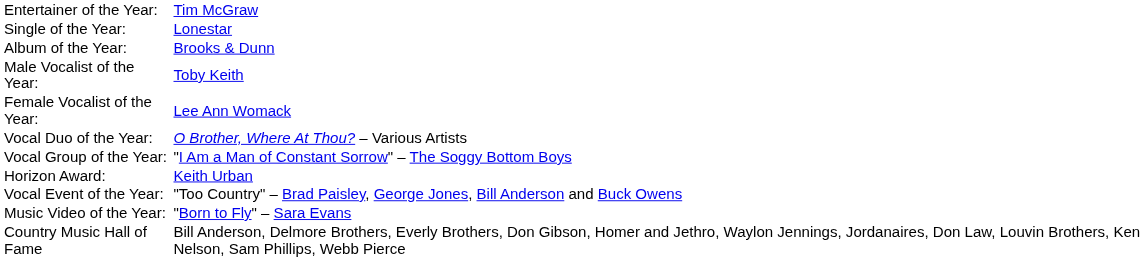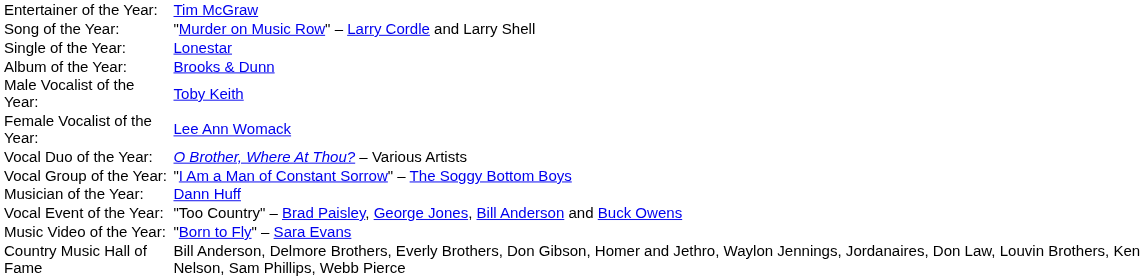+ row: (62, 29)
+ row: (74, 194)
- row: (55, 175)
